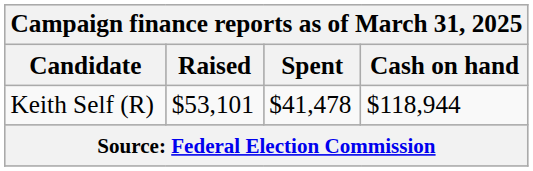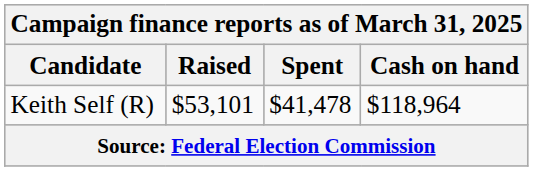(414, 104) $118,944 -> (414, 104) $118,964
